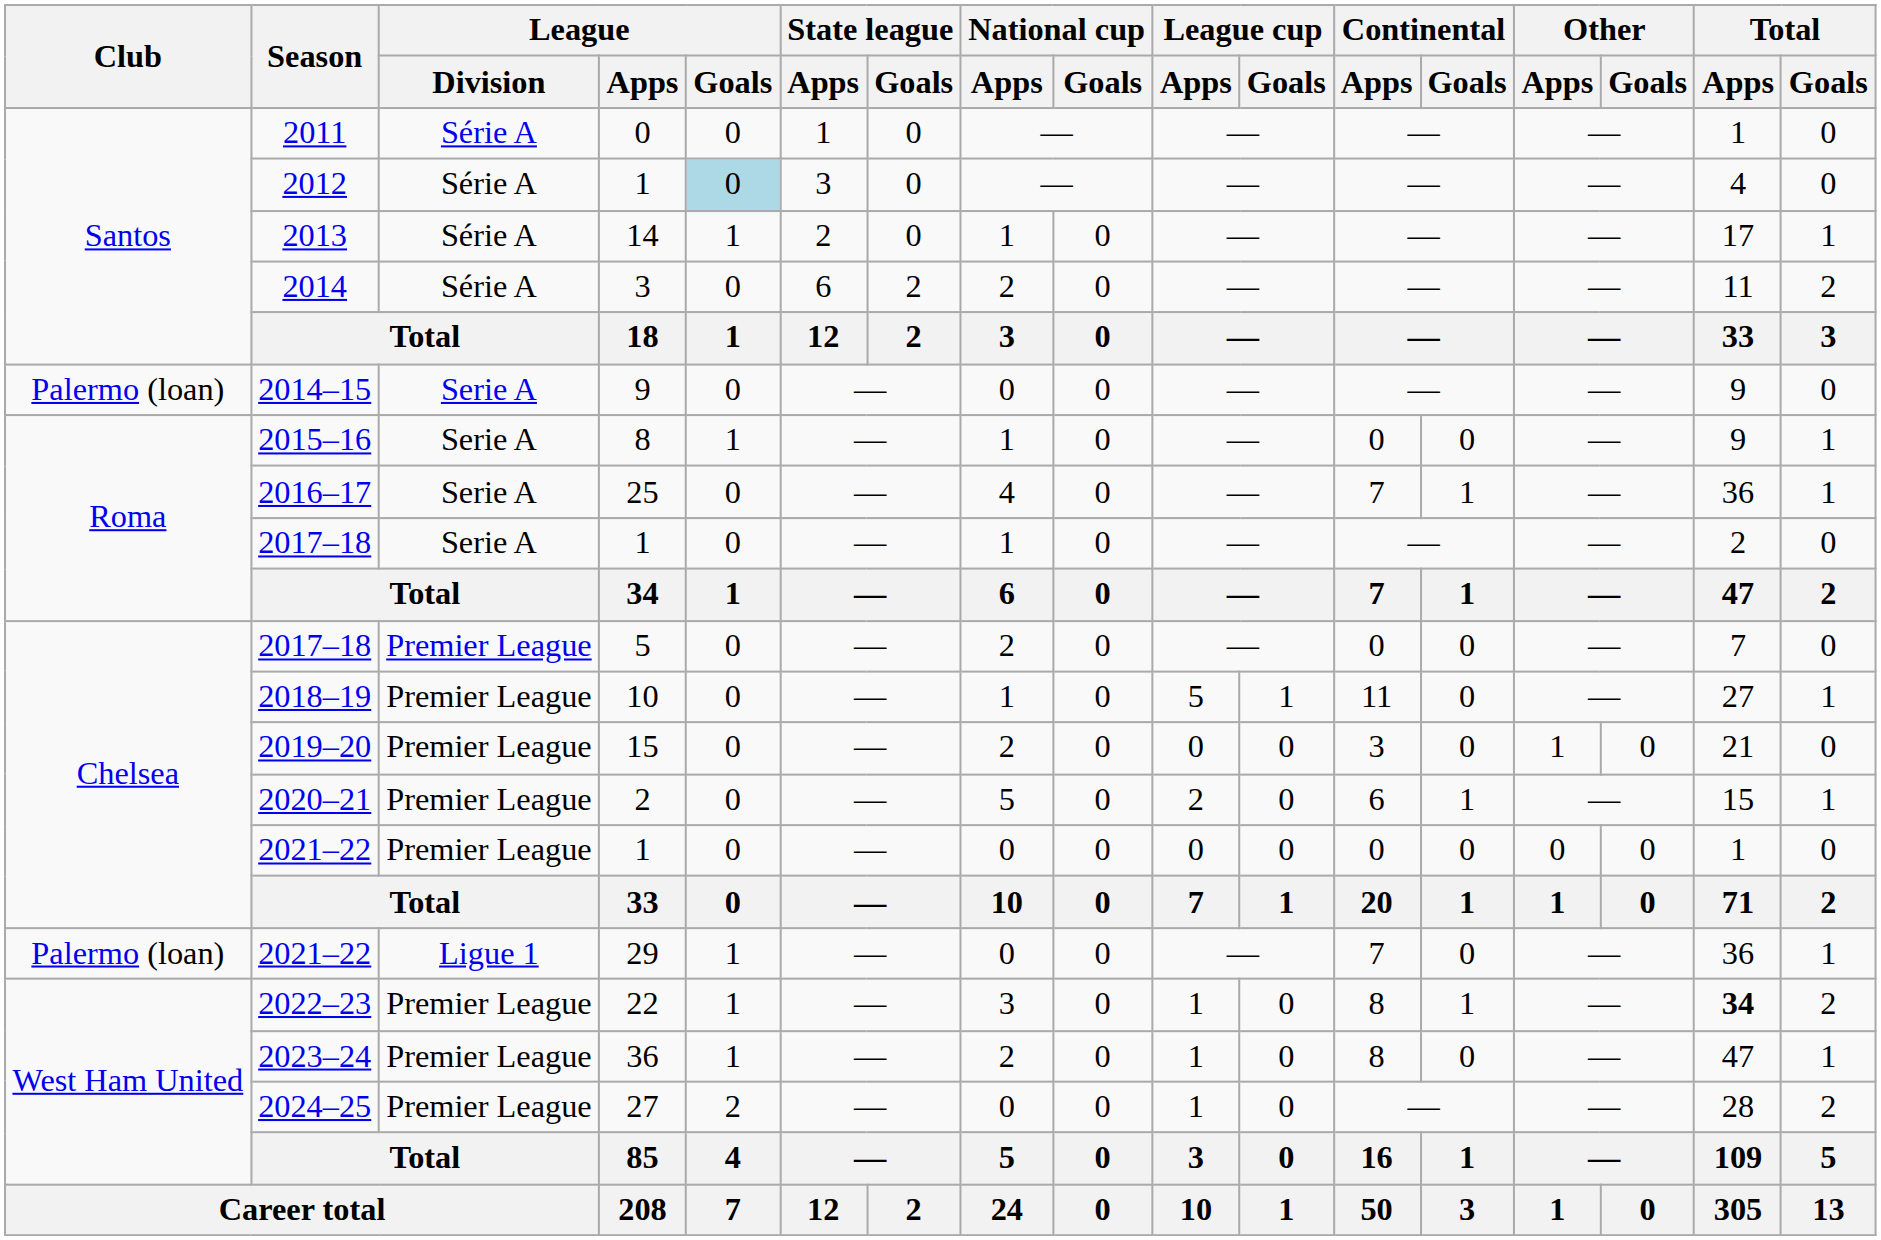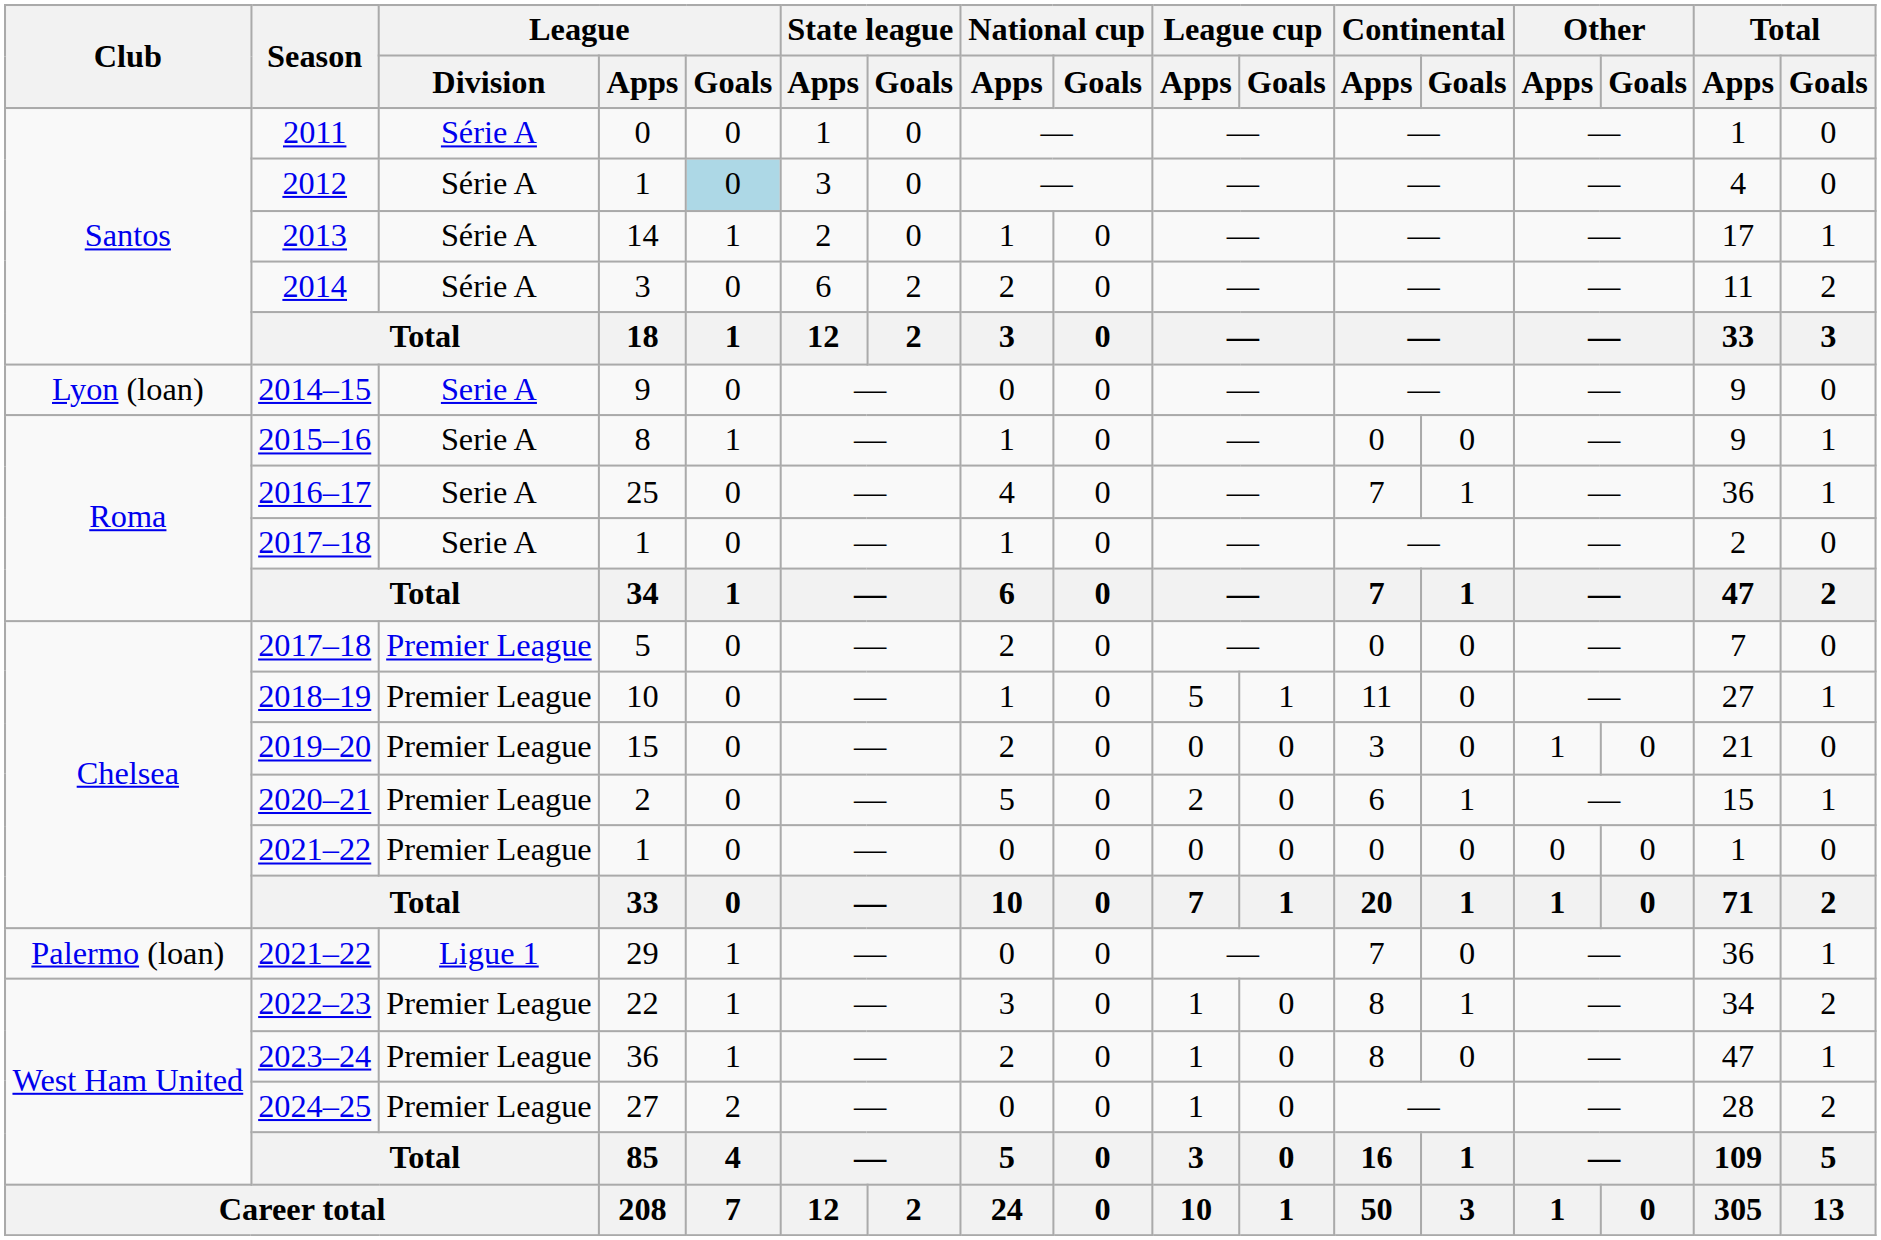(128, 388) Palermo (loan) -> (128, 388) Lyon (loan)
(1738, 1004) bold -> (1738, 1004) normal
